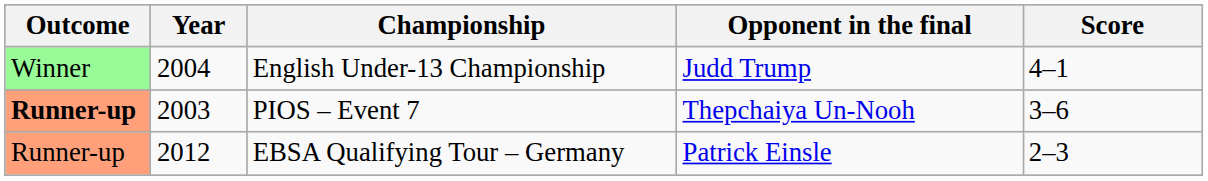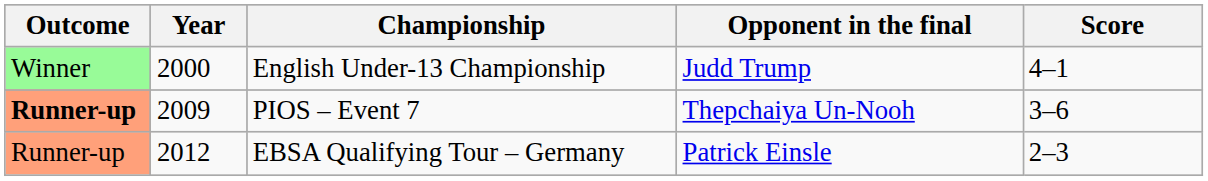(184, 68) 2004 -> (184, 68) 2000
(184, 110) 2003 -> (184, 110) 2009
